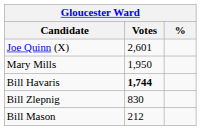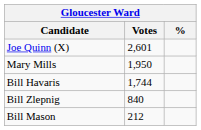(140, 82) bold -> (140, 82) normal
(136, 99) 830 -> (136, 99) 840
